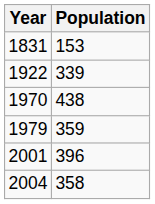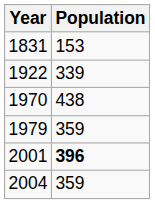(70, 156) normal -> (70, 156) bold
(70, 184) 358 -> (70, 184) 359
